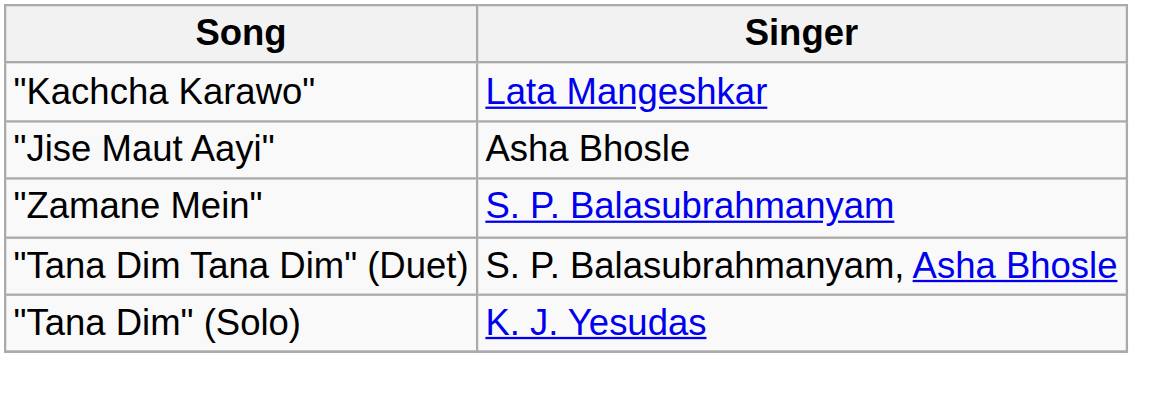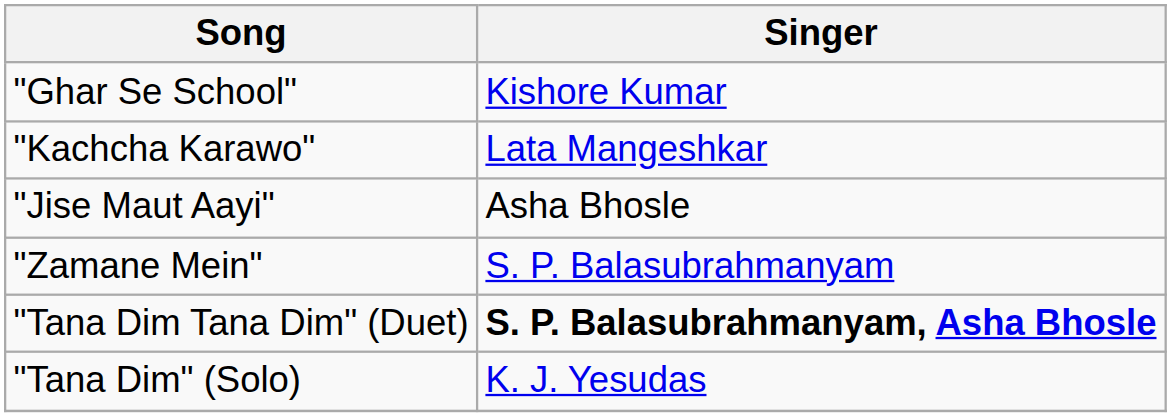+ row: (155, 91)
(801, 264) normal -> (821, 322) bold
